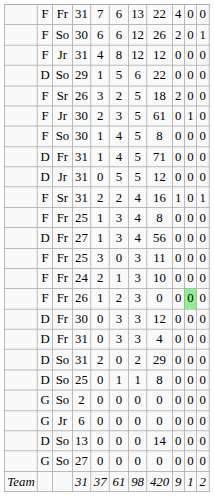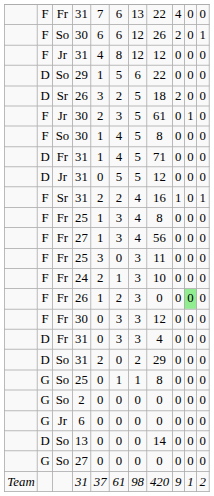(45, 95) F -> (45, 95) D
(45, 237) D -> (45, 237) F
(45, 319) D -> (45, 319) F
(45, 380) D -> (45, 380) G
